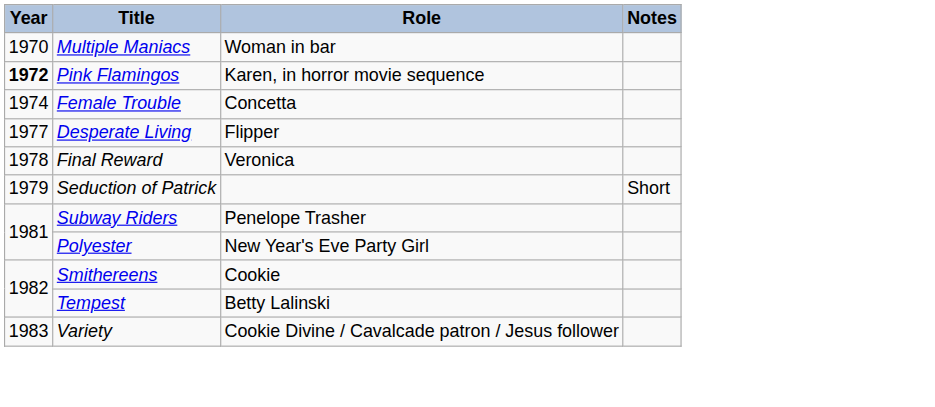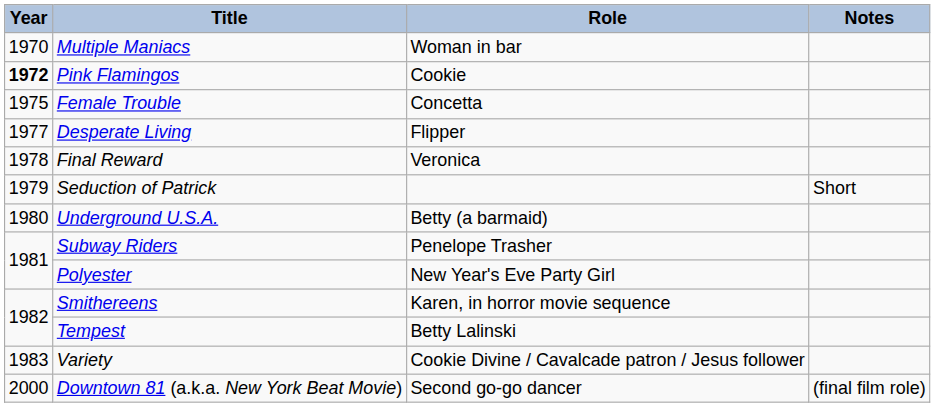(354, 75) Karen, in horror movie sequence -> (438, 75) Cookie
(29, 103) 1974 -> (29, 103) 1975
+ row: (137, 217)
(252, 274) Cookie -> (540, 302) Karen, in horror movie sequence
+ row: (229, 388)
